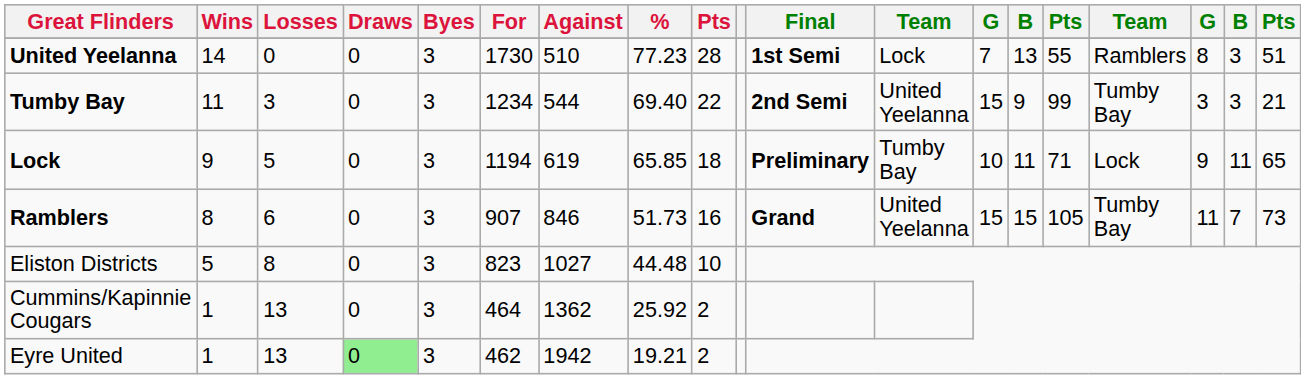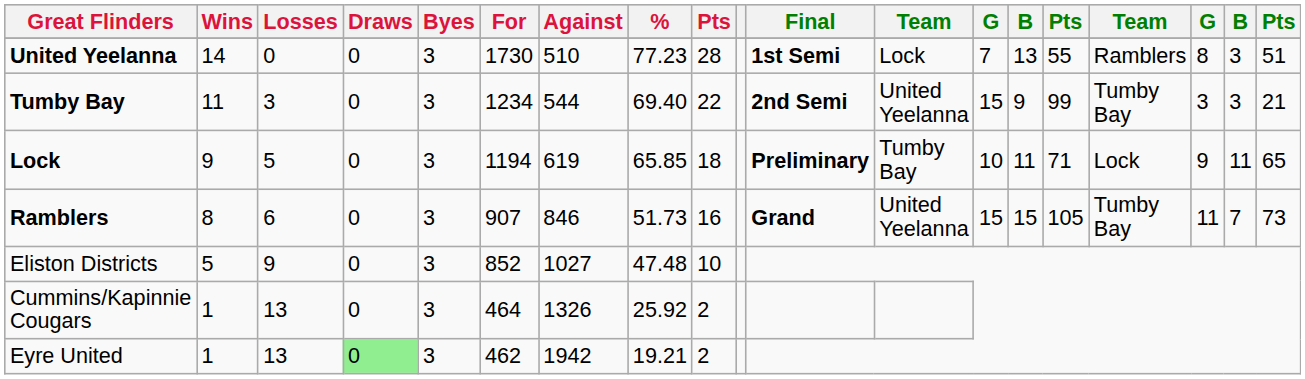(269, 263) 8 -> (269, 263) 9
(503, 263) 823 -> (503, 263) 852
(660, 263) 44.48 -> (660, 263) 47.48
(567, 309) 1362 -> (567, 309) 1326
